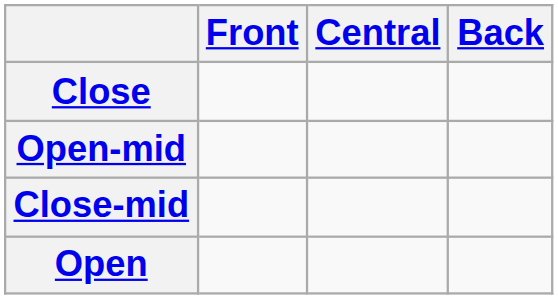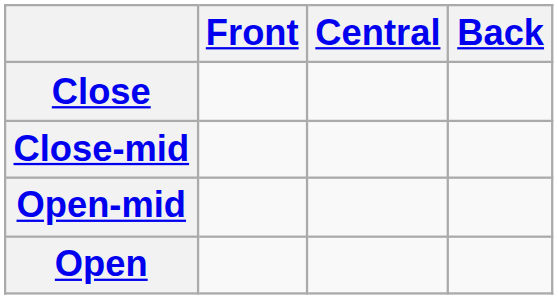rows swapped: (101, 206) <-> (101, 148)
